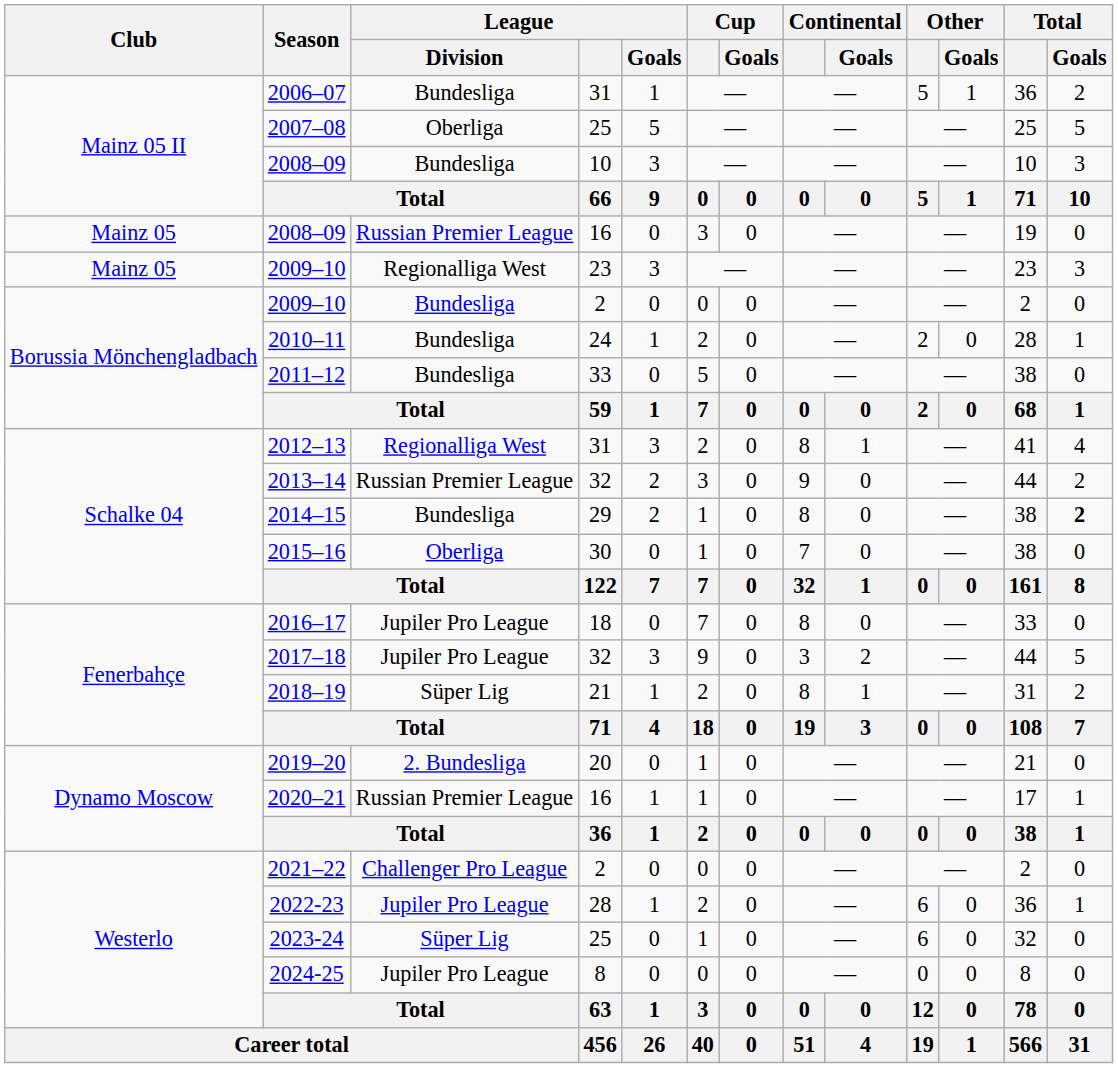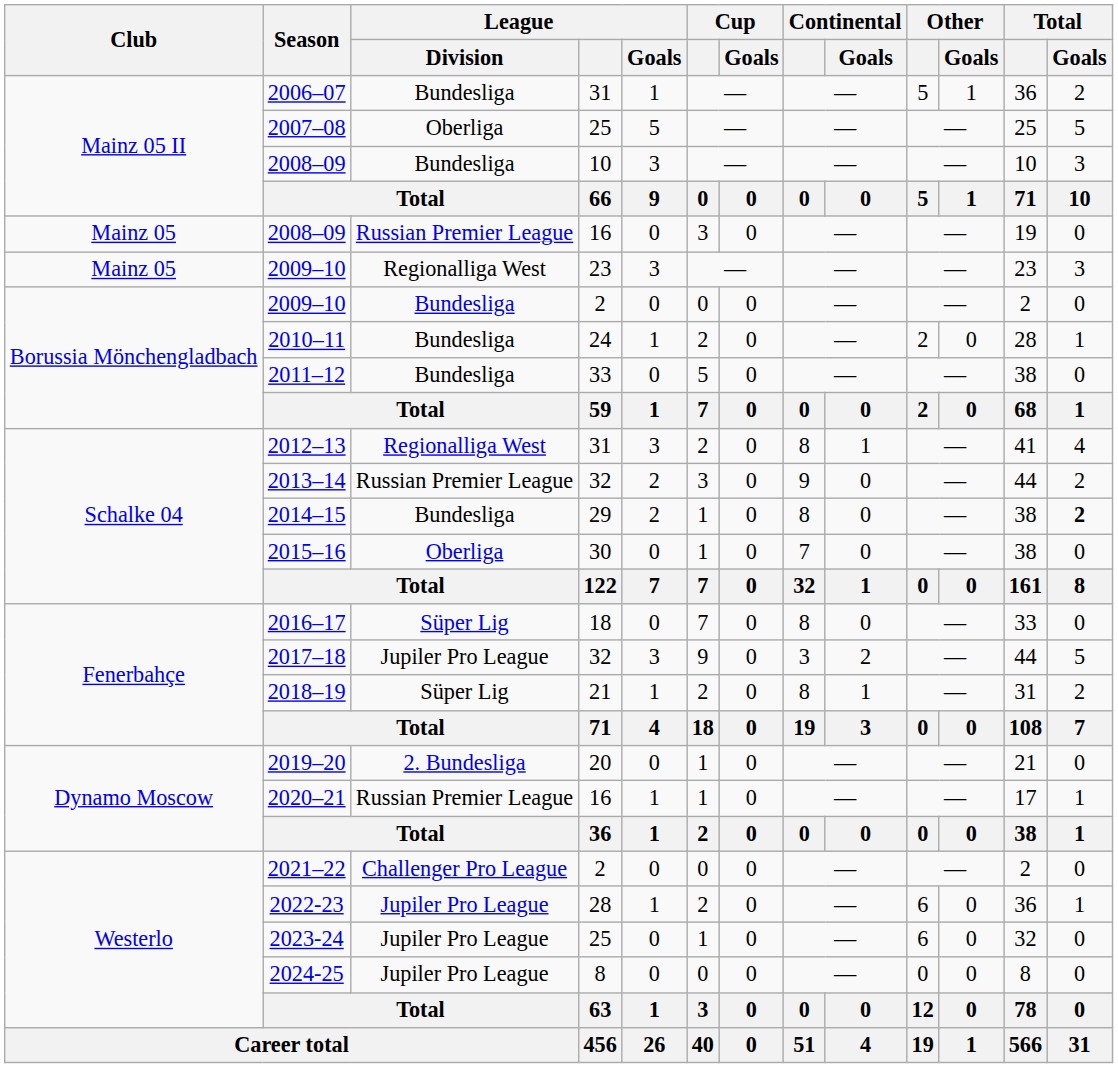(465, 621) Jupiler Pro League -> (465, 621) Süper Lig
(465, 939) Süper Lig -> (465, 939) Jupiler Pro League
